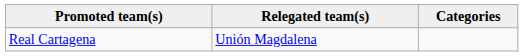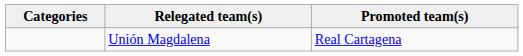columns swapped: (468, 16) <-> (109, 16)
